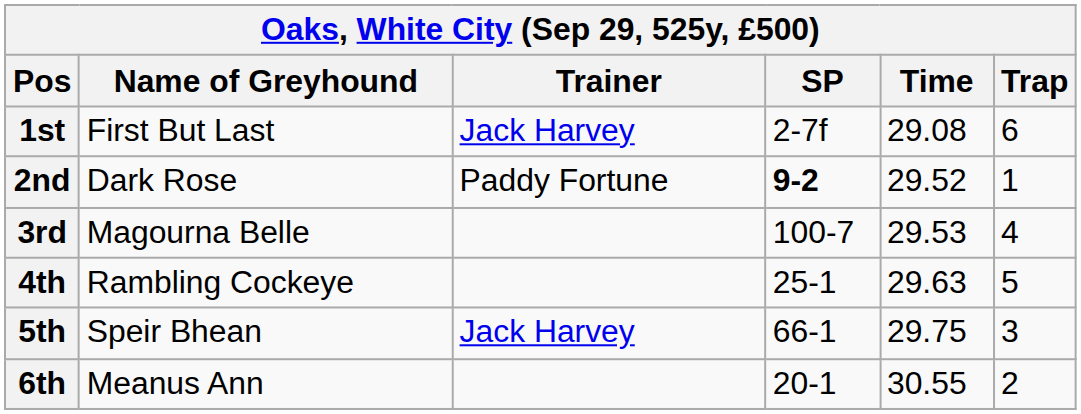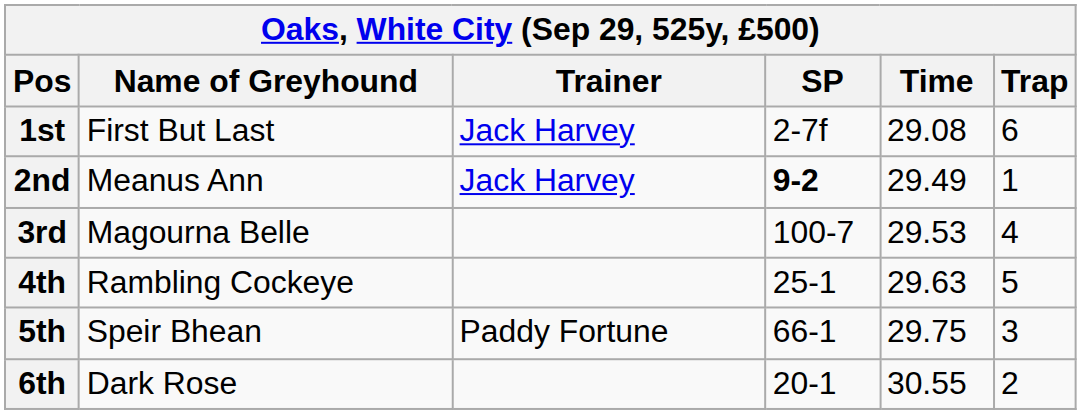(162, 181) Dark Rose -> (175, 181) Meanus Ann
(564, 181) Paddy Fortune -> (547, 181) Jack Harvey
(927, 181) 29.52 -> (927, 181) 29.49
(547, 332) Jack Harvey -> (564, 332) Paddy Fortune
(175, 383) Meanus Ann -> (162, 383) Dark Rose
